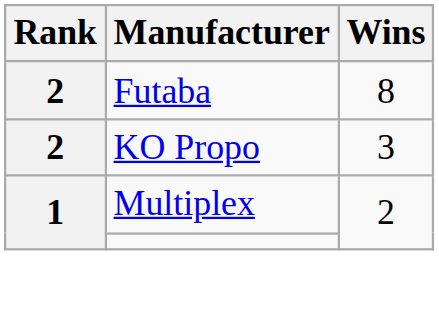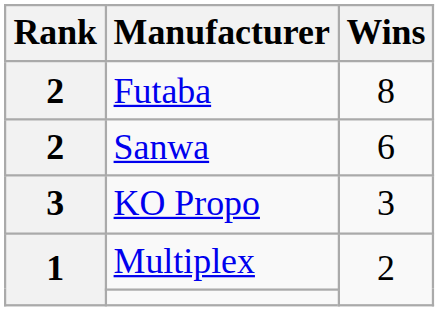+ row: (161, 146)
(55, 146) 2 -> (55, 203) 3
